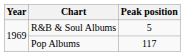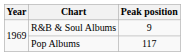(149, 28) 5 -> (149, 28) 9
